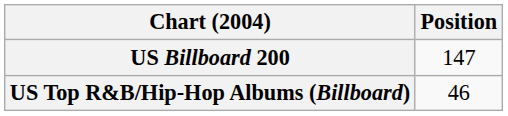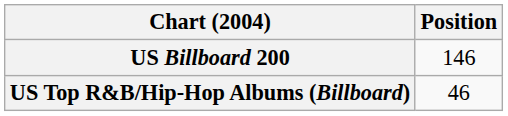(459, 57) 147 -> (459, 57) 146
